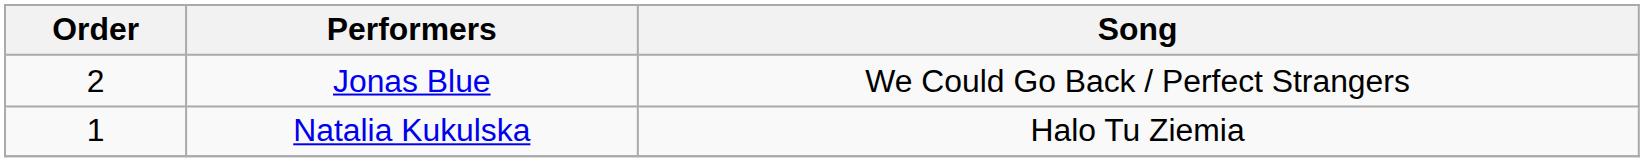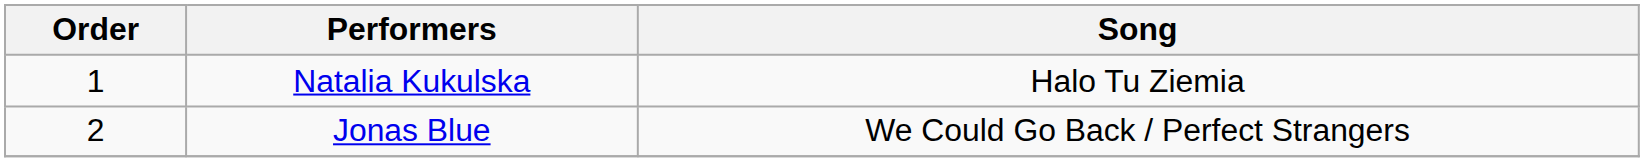rows swapped: (412, 130) <-> (412, 80)
